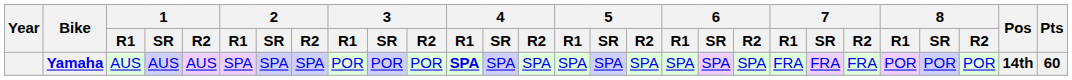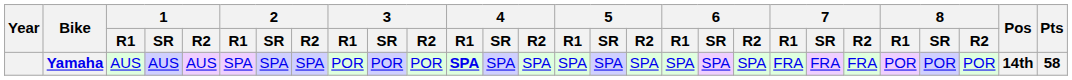(1052, 64) 60 -> (1052, 64) 58
